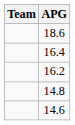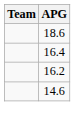- row: (54, 91)
